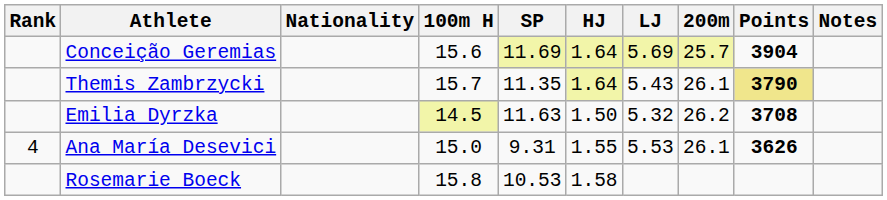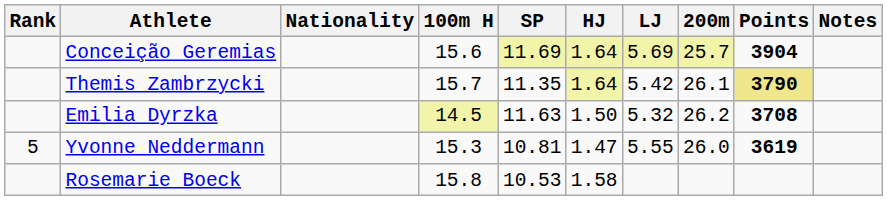(650, 84) 5.43 -> (650, 84) 5.42
- row: (171, 148)
+ row: (165, 148)
